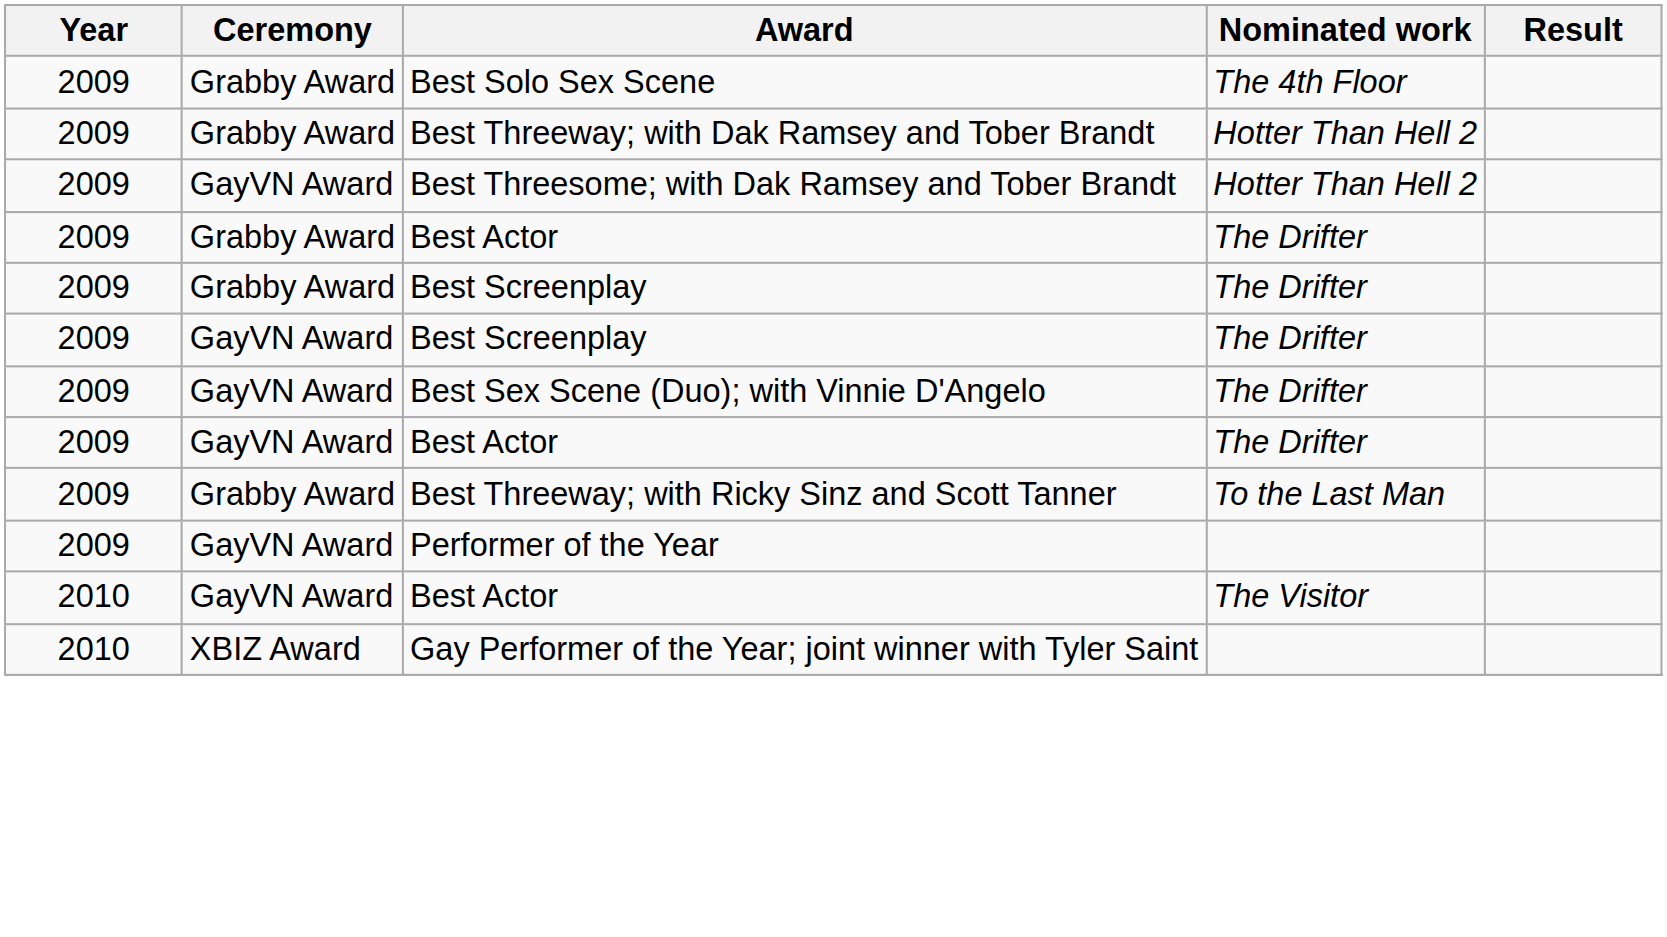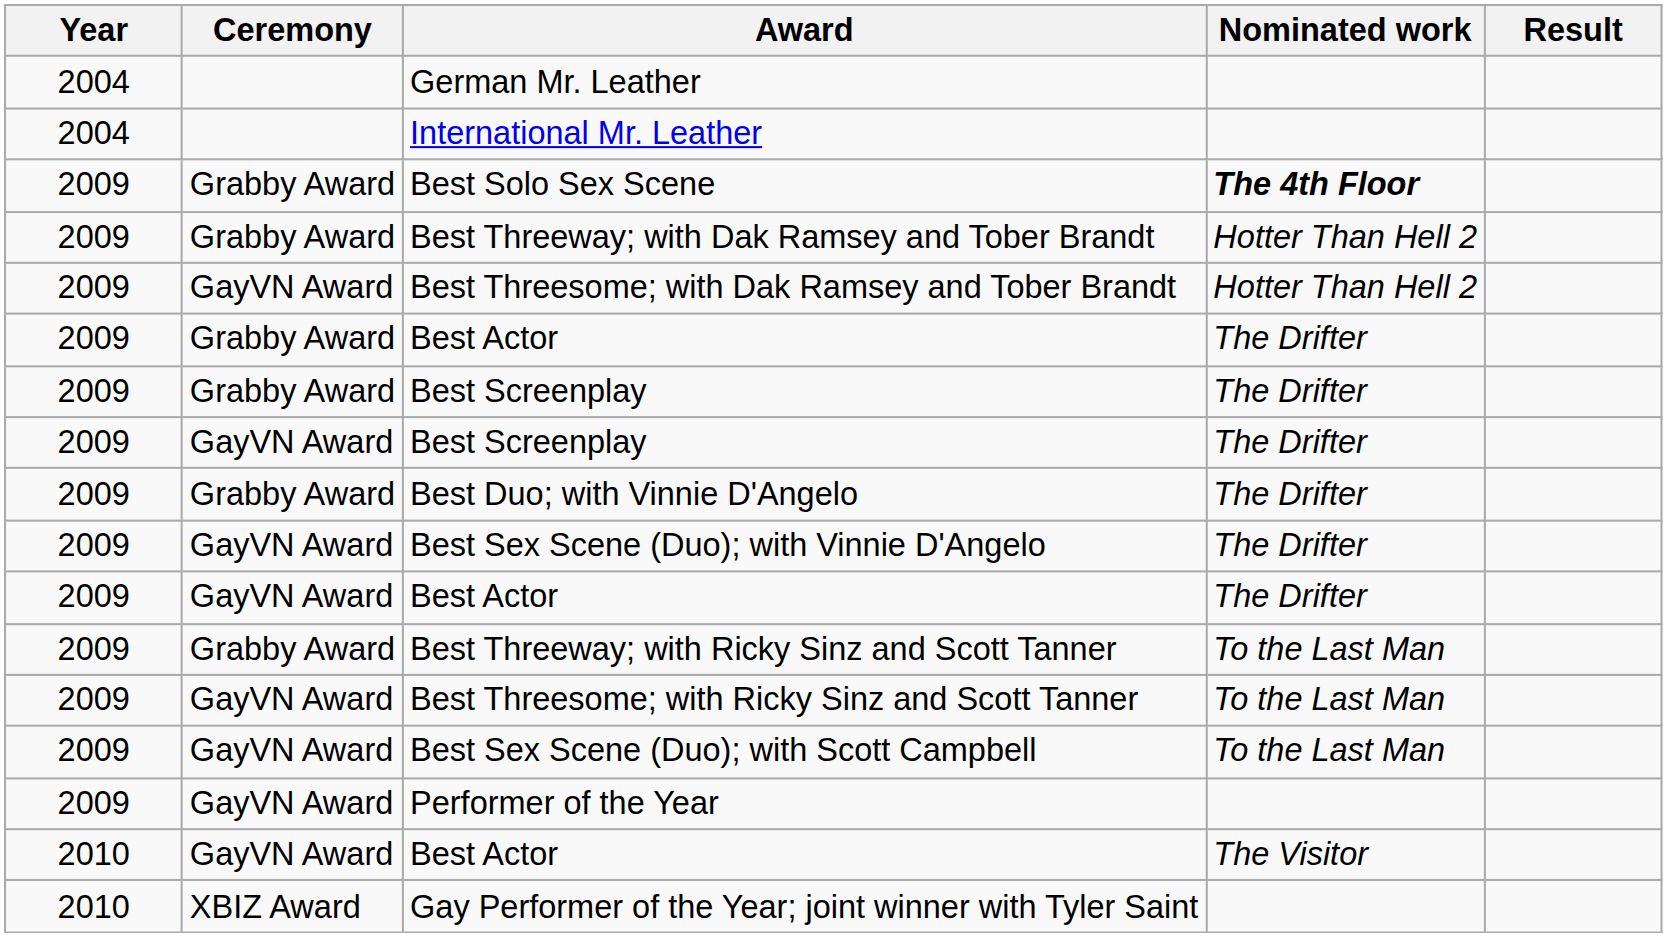+ row: (292, 82)
+ row: (292, 134)
(1310, 81) normal -> (1316, 184) bold
+ row: (292, 493)
+ row: (292, 699)
+ row: (292, 751)
